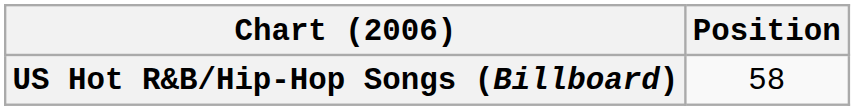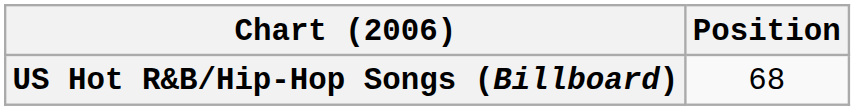(767, 81) 58 -> (767, 81) 68
